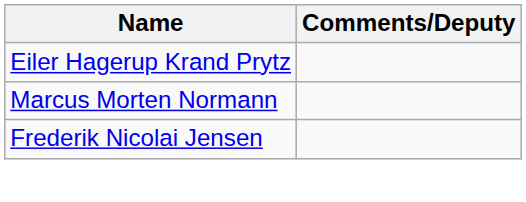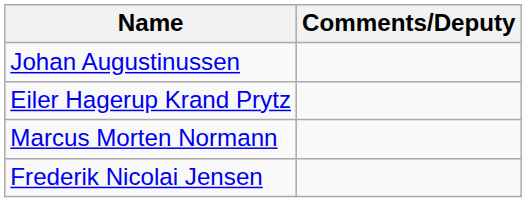+ row: (125, 61)
